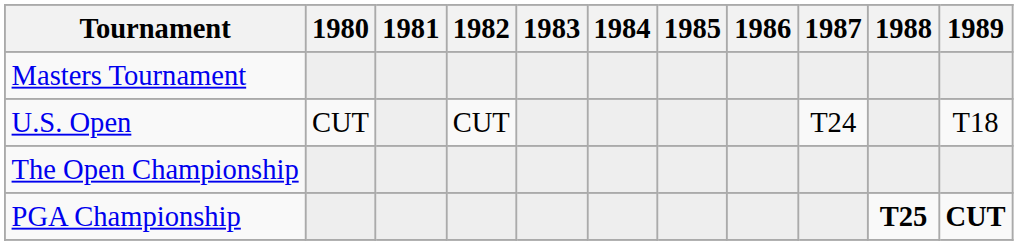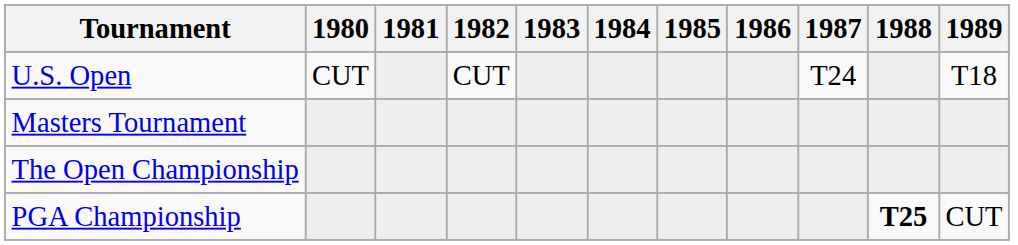rows swapped: (129, 75) <-> (71, 122)
(976, 216) bold -> (974, 216) normal
